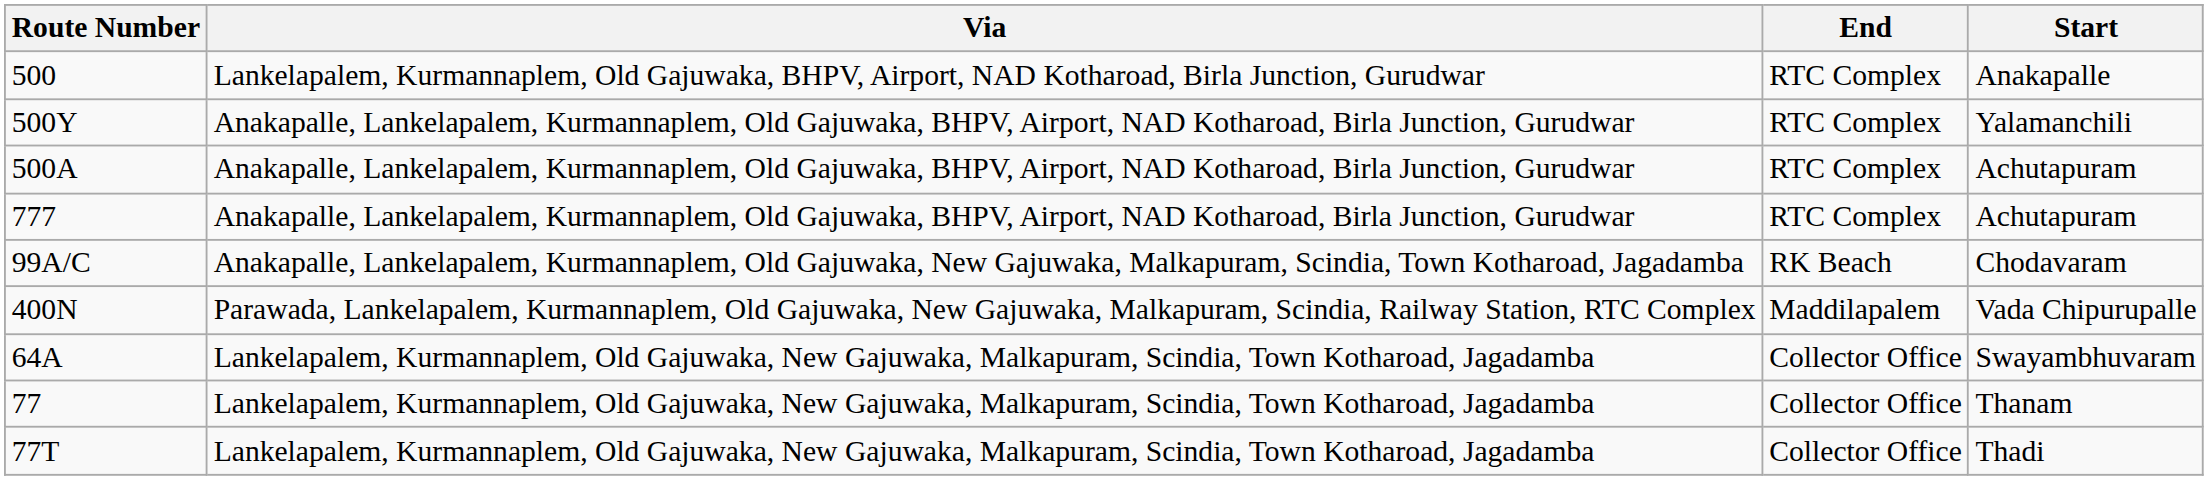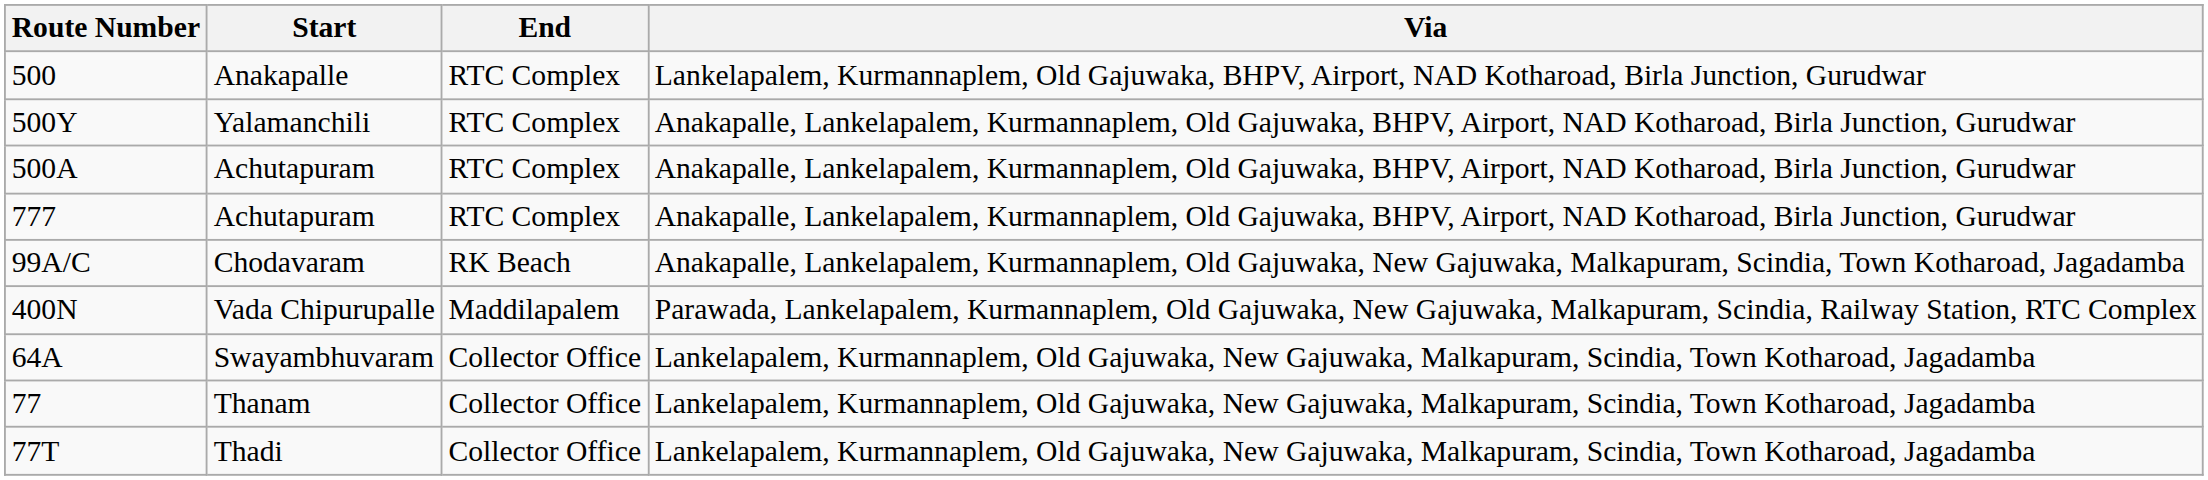columns swapped: (2086, 27) <-> (985, 27)
